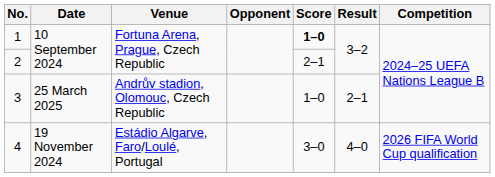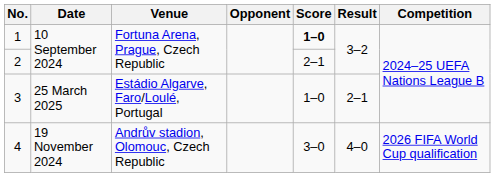(162, 98) Andrův stadion, Olomouc, Czech Republic -> (161, 98) Estádio Algarve, Faro/Loulé, Portugal
(161, 147) Estádio Algarve, Faro/Loulé, Portugal -> (162, 147) Andrův stadion, Olomouc, Czech Republic
